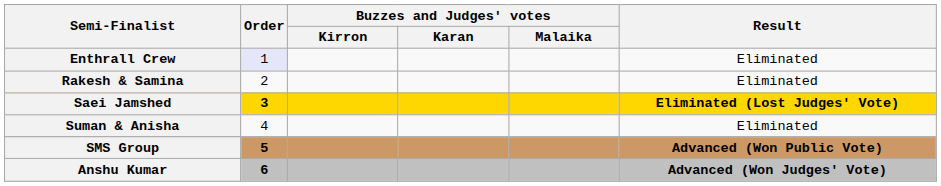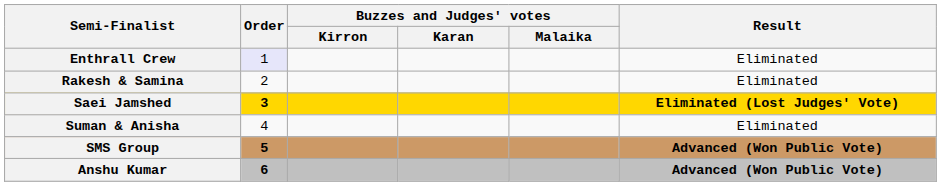(777, 170) Advanced (Won Judges' Vote) -> (777, 170) Advanced (Won Public Vote)
